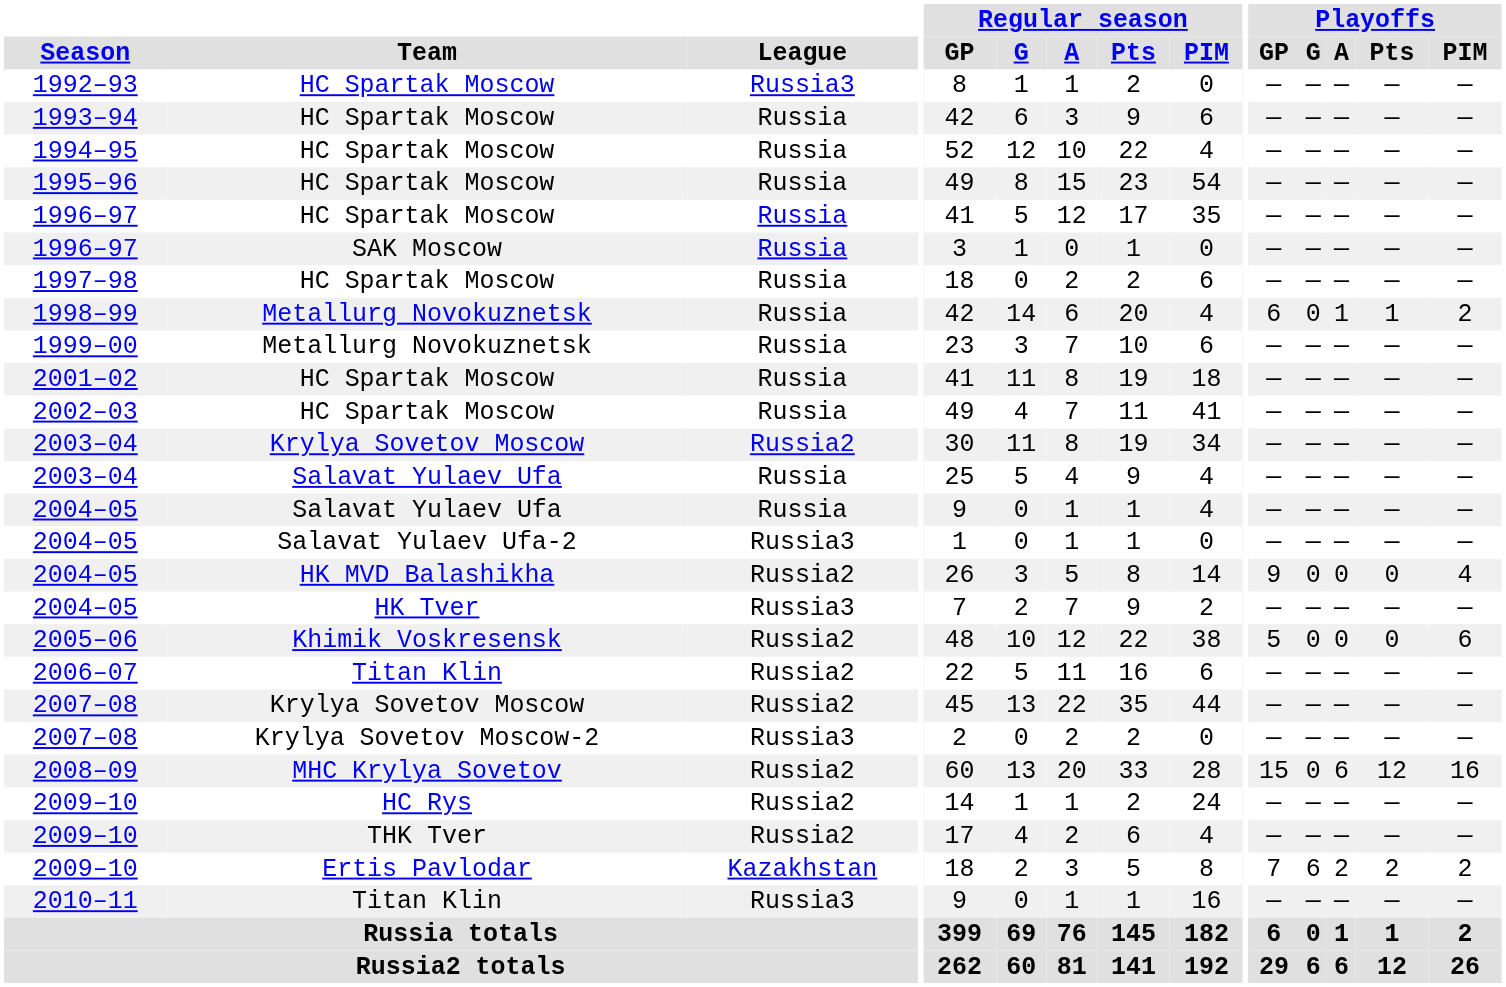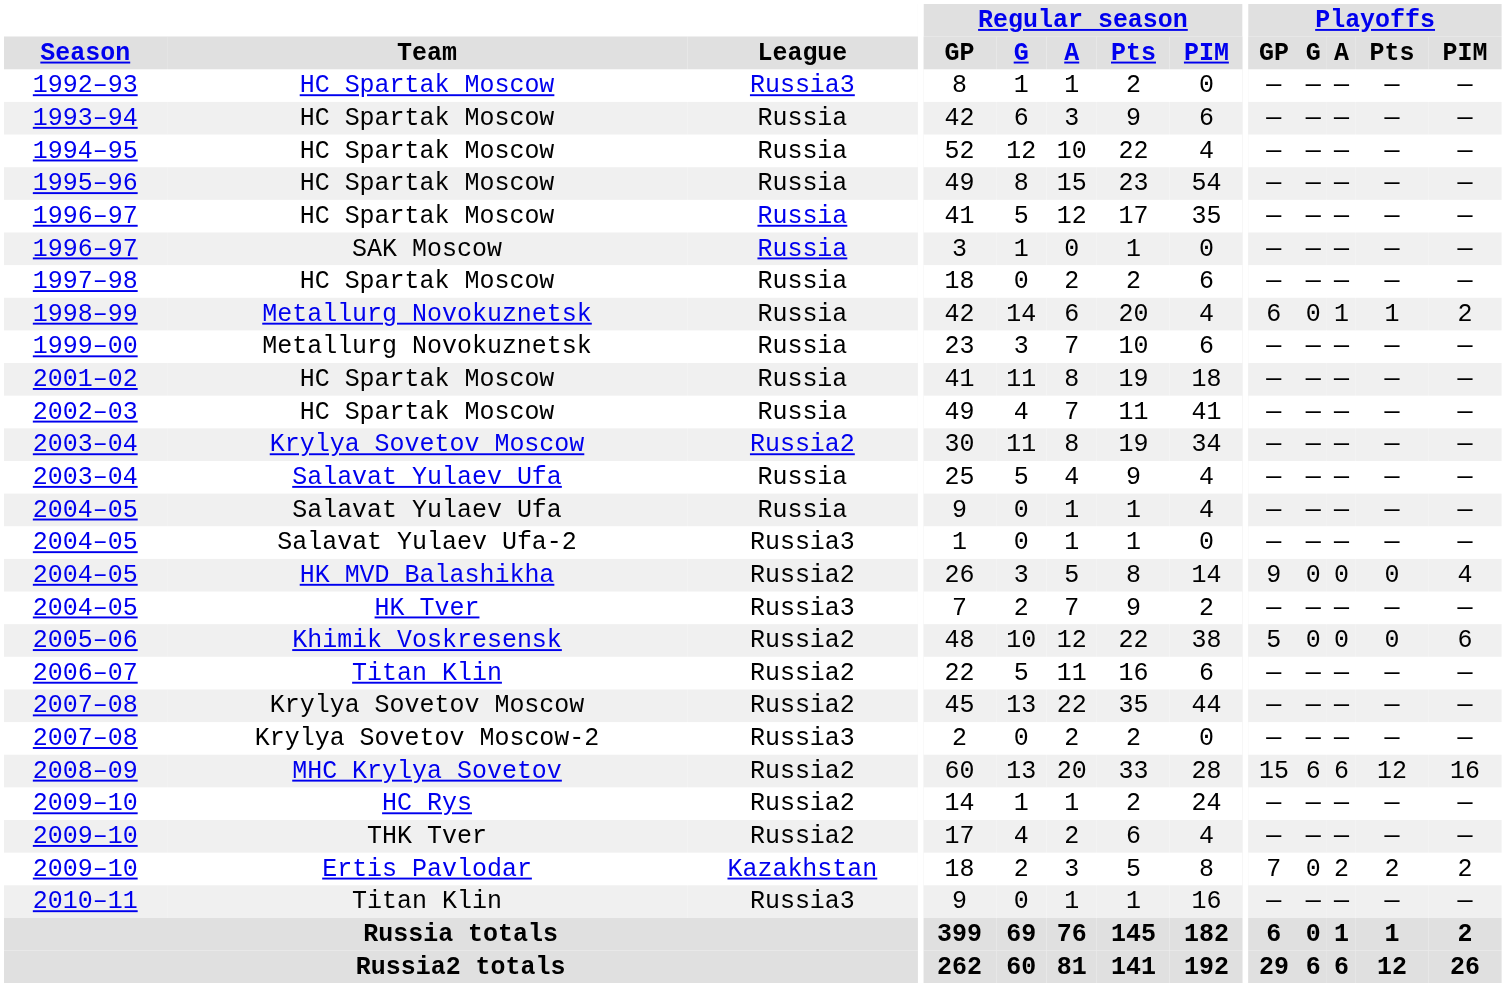(1313, 771) 0 -> (1313, 771) 6
(1313, 869) 6 -> (1313, 869) 0
